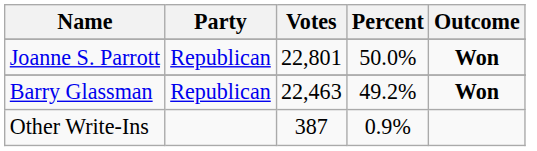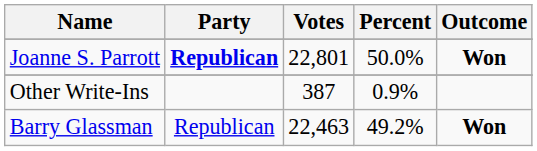(220, 57) normal -> (224, 57) bold
rows swapped: (81, 92) <-> (79, 127)
